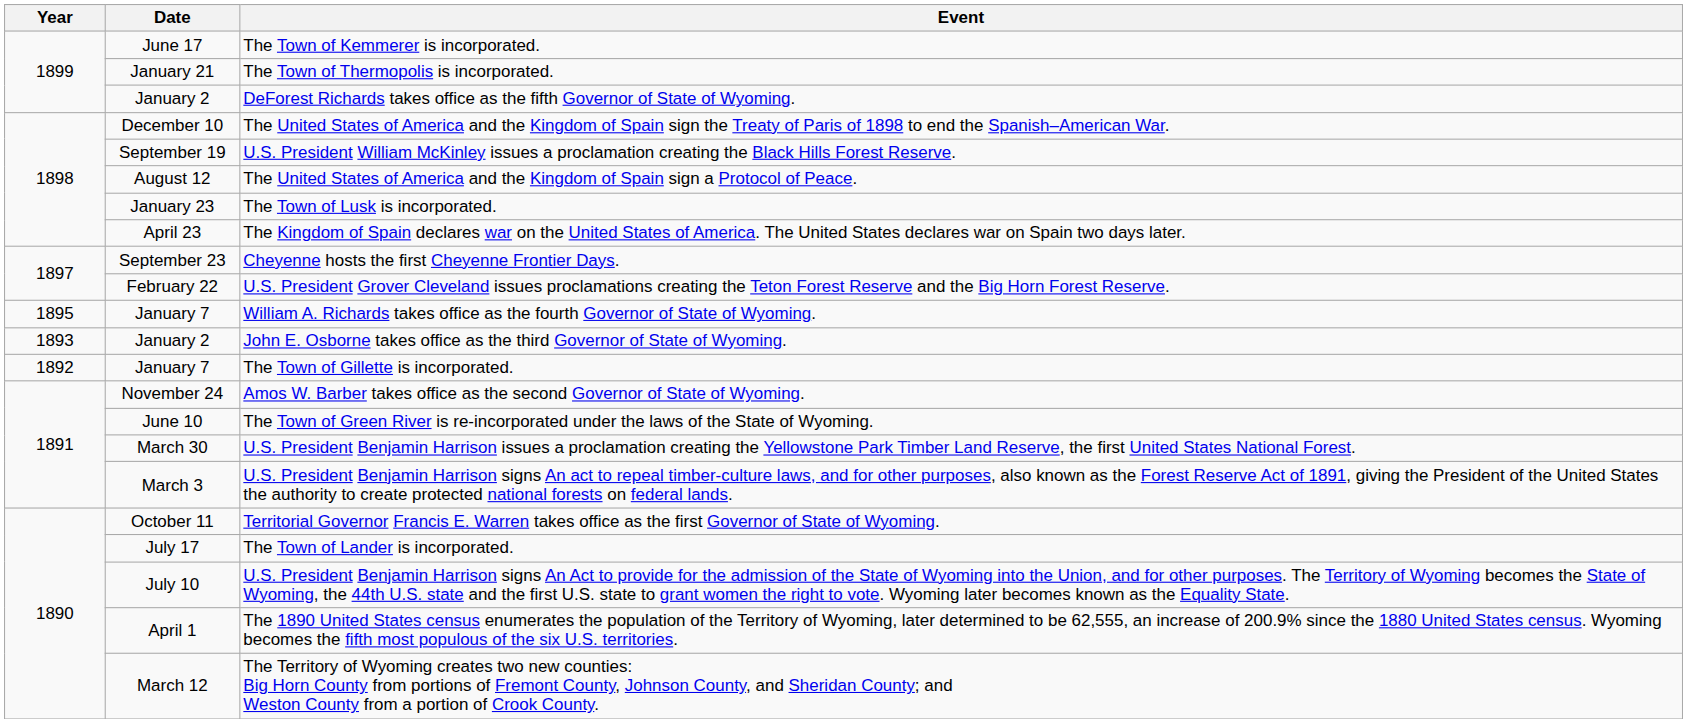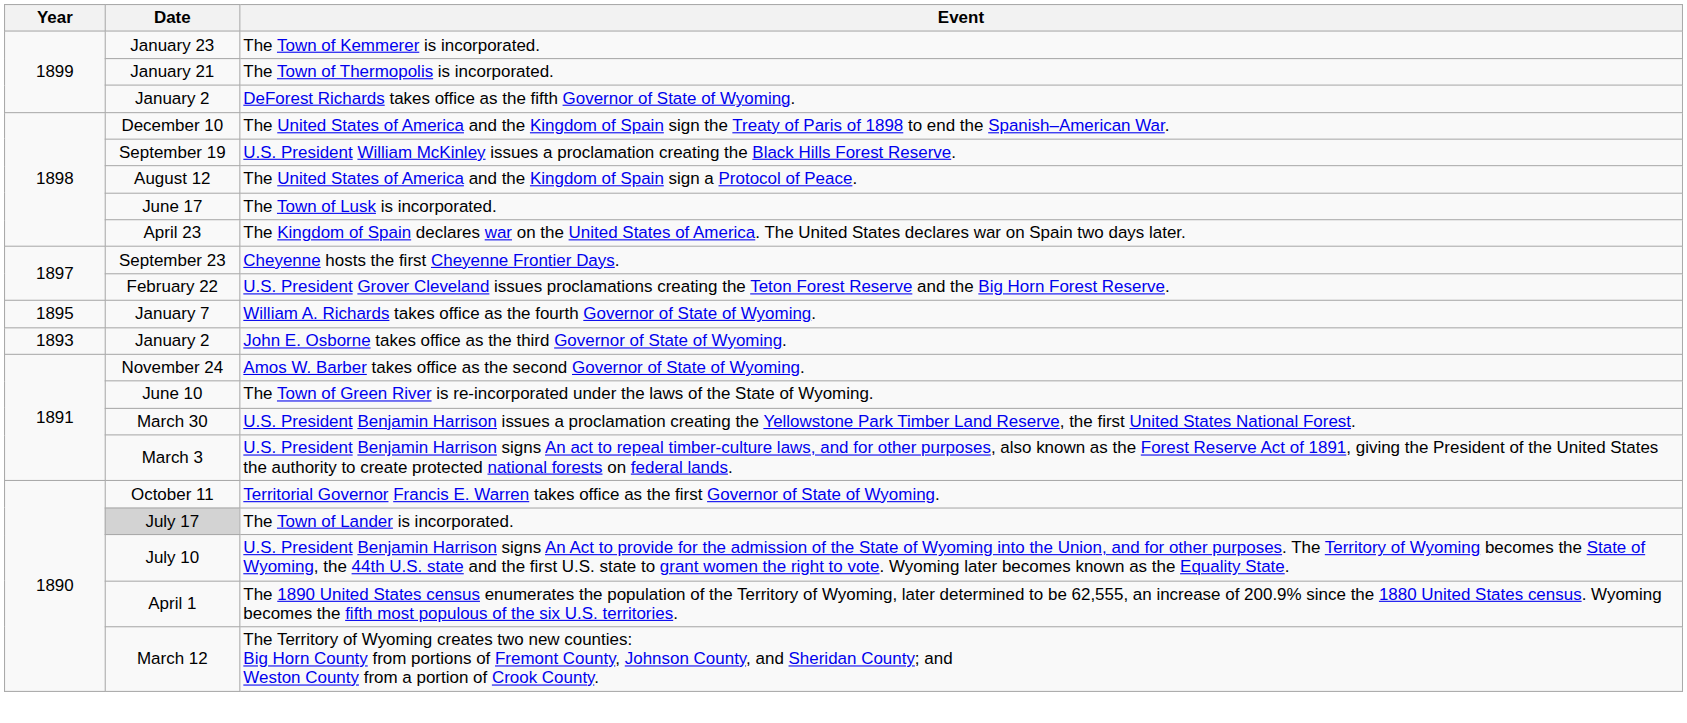(172, 44) June 17 -> (172, 44) January 23
(172, 206) January 23 -> (172, 206) June 17
- row: (378, 367)
(172, 548) no background -> (172, 521) lightgrey background
